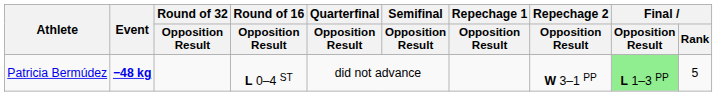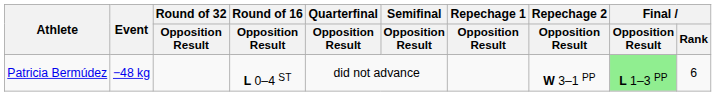(132, 73) bold -> (132, 73) normal
(695, 73) 5 -> (694, 73) 6
